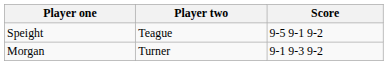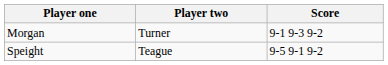rows swapped: (26, 51) <-> (25, 32)
